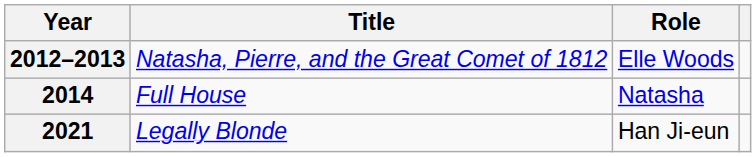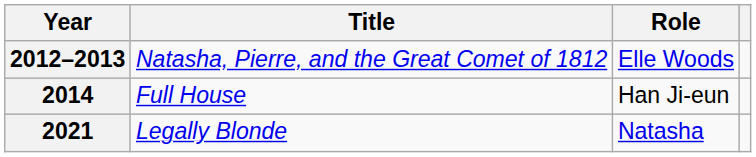(661, 95) Natasha -> (674, 95) Han Ji-eun
(674, 132) Han Ji-eun -> (661, 132) Natasha
